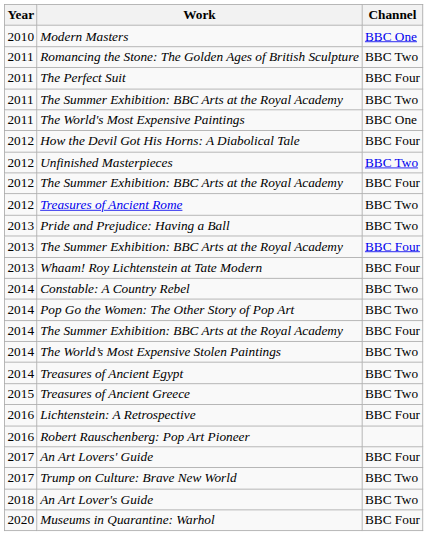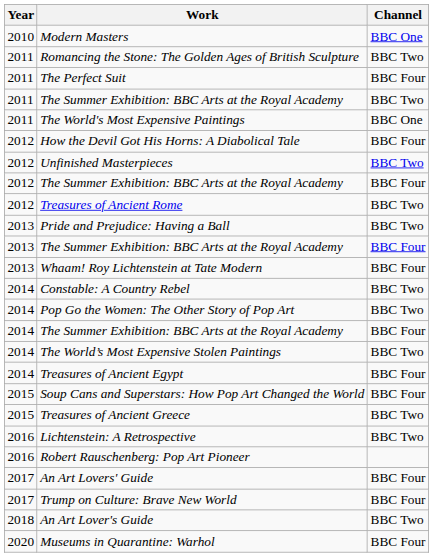(391, 373) BBC Two -> (398, 373) BBC Four
+ row: (21, 394)
(392, 415) BBC Four -> (397, 436) BBC Two
(391, 478) BBC Two -> (398, 499) BBC Four
